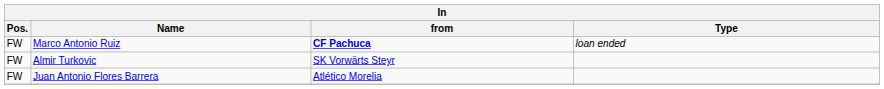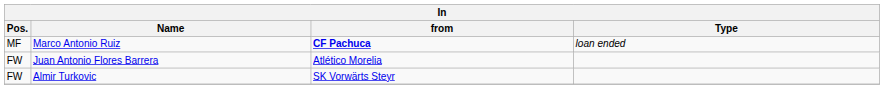(15, 45) FW -> (14, 45) MF
rows swapped: (96, 76) <-> (65, 60)
